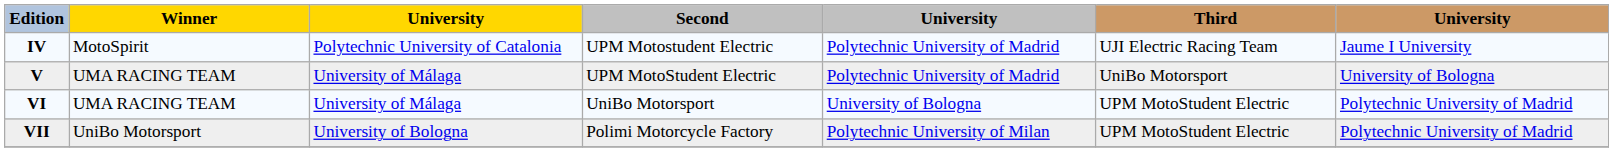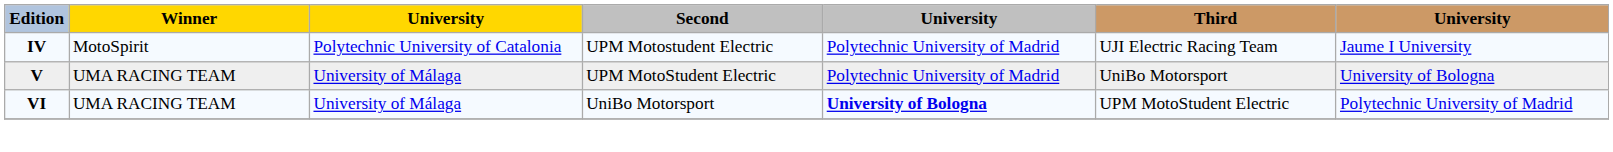(904, 103) normal -> (907, 103) bold
- row: (37, 132)
